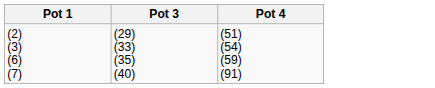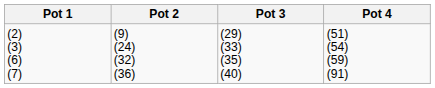+ column: (164, 14)
